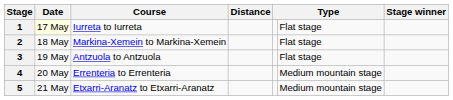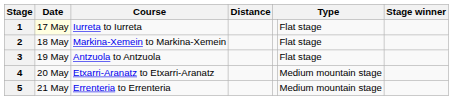(122, 73) Errenteria to Errenteria -> (144, 73) Etxarri-Aranatz to Etxarri-Aranatz
(144, 88) Etxarri-Aranatz to Etxarri-Aranatz -> (122, 88) Errenteria to Errenteria
